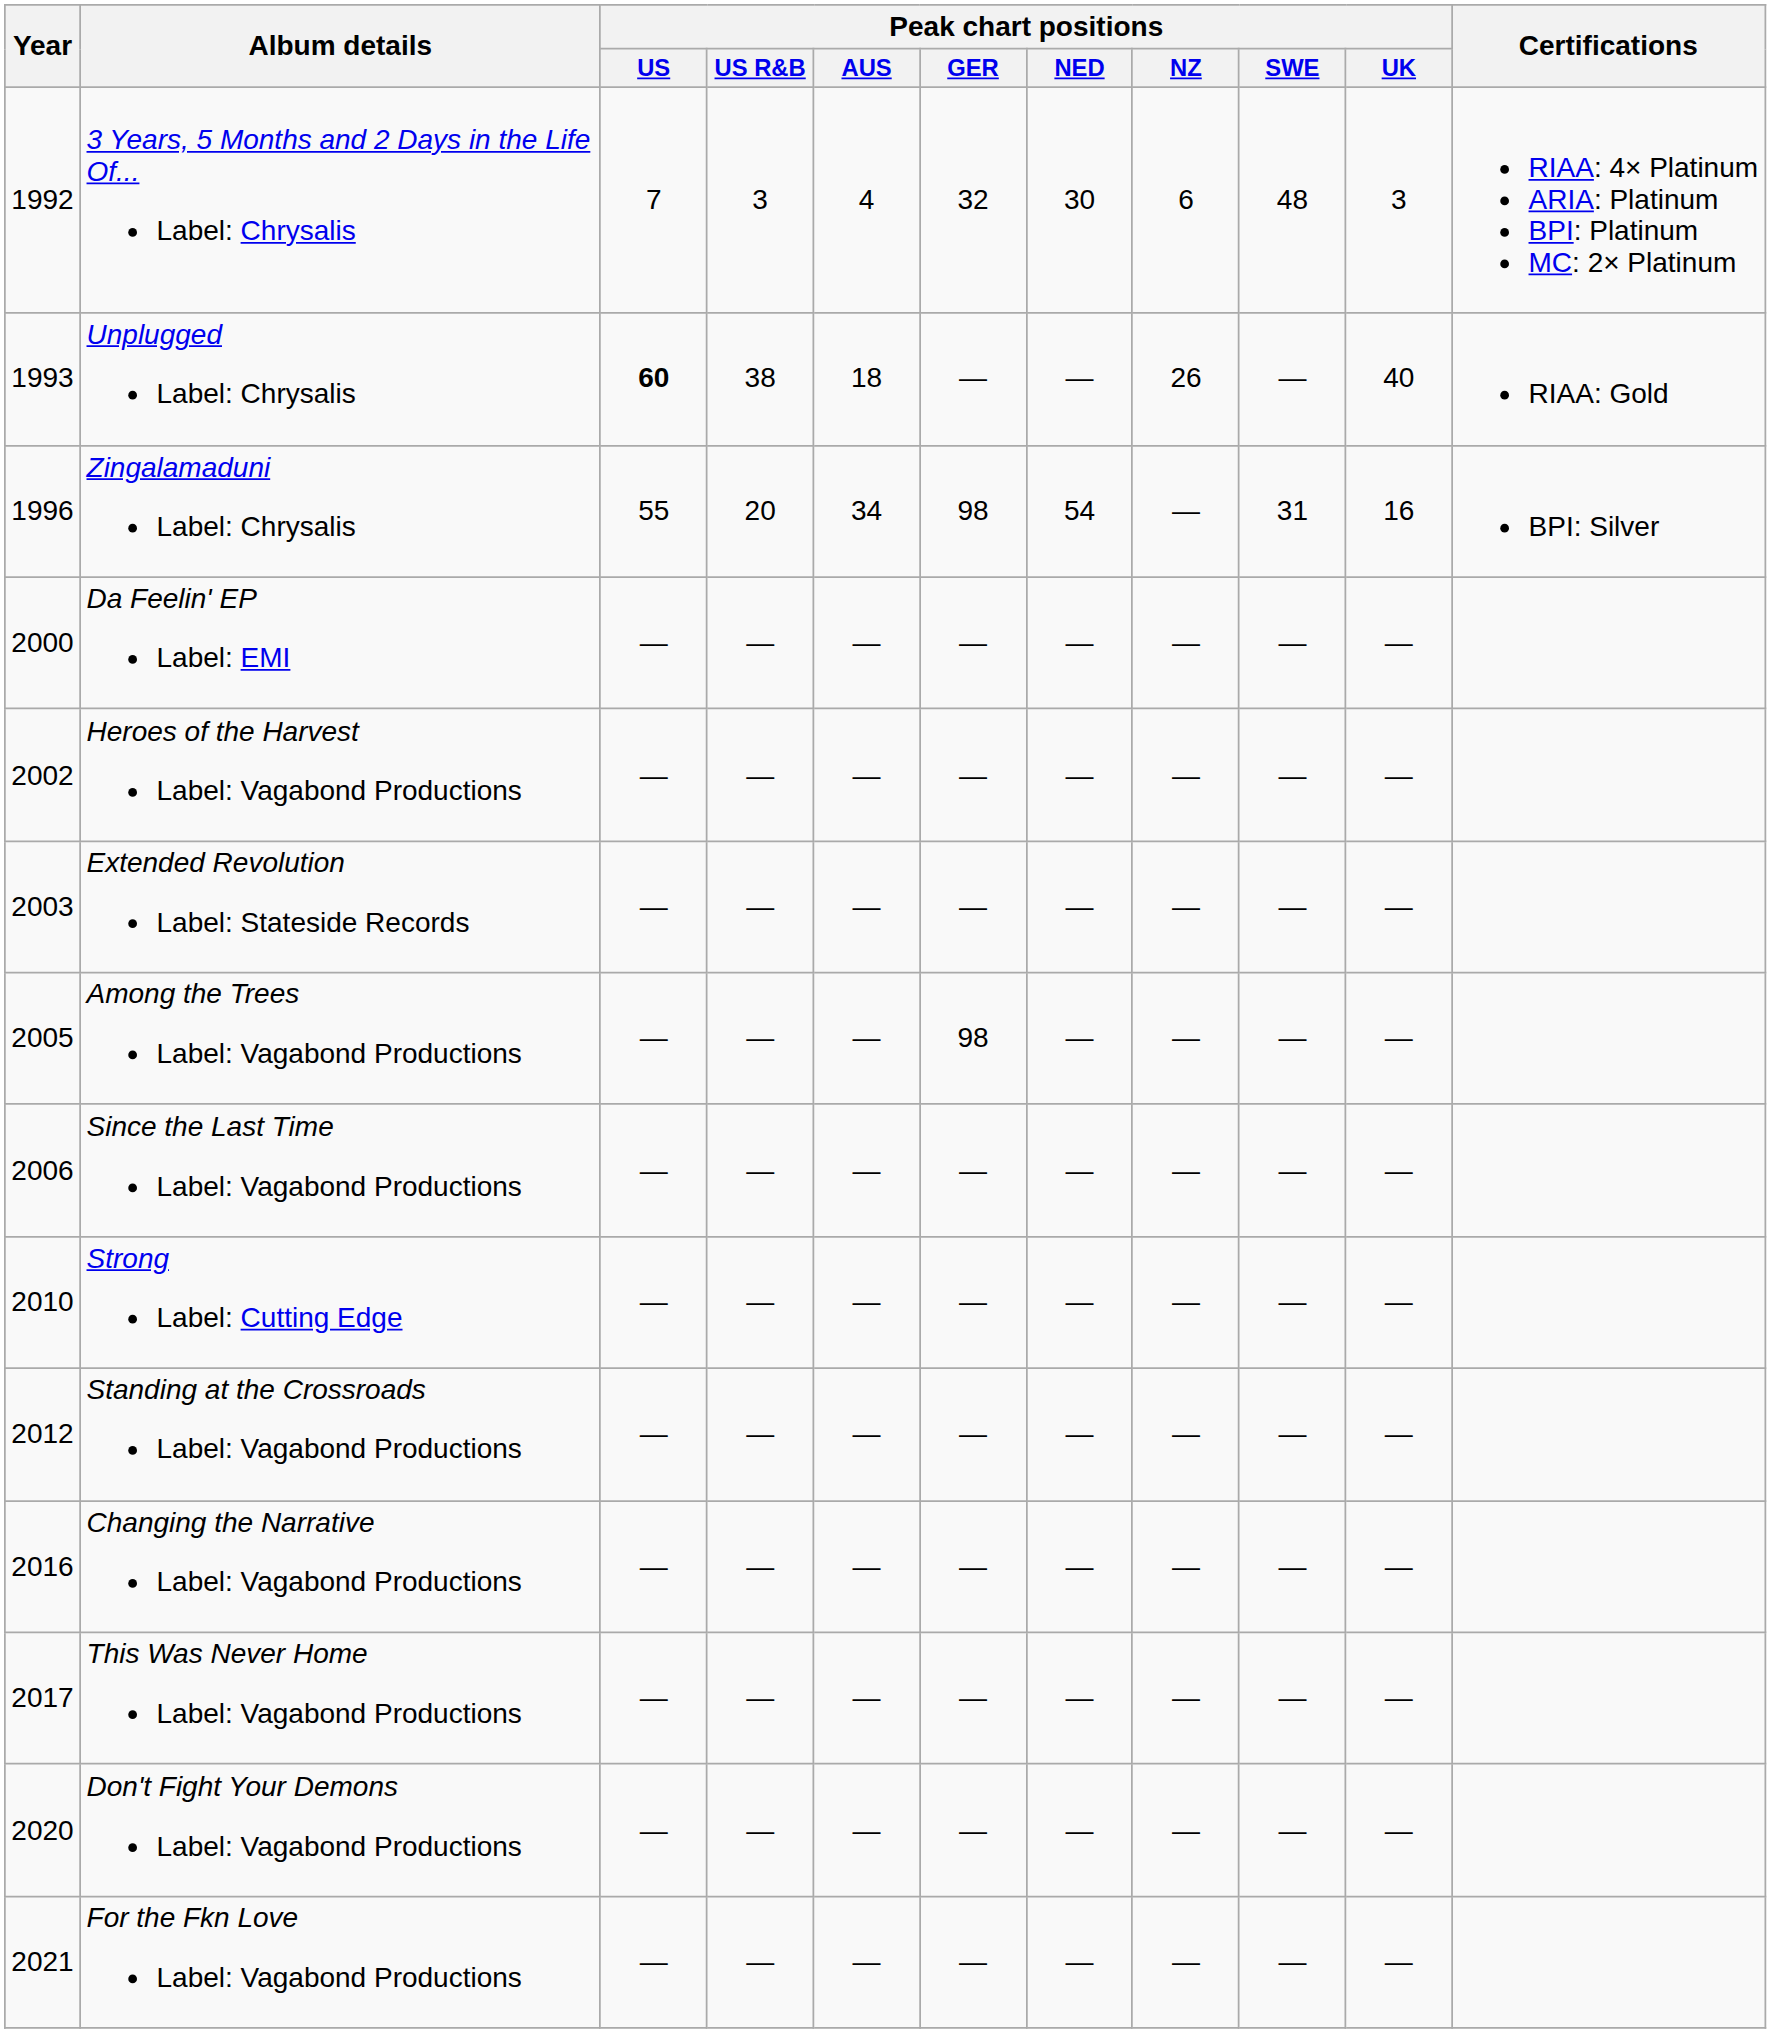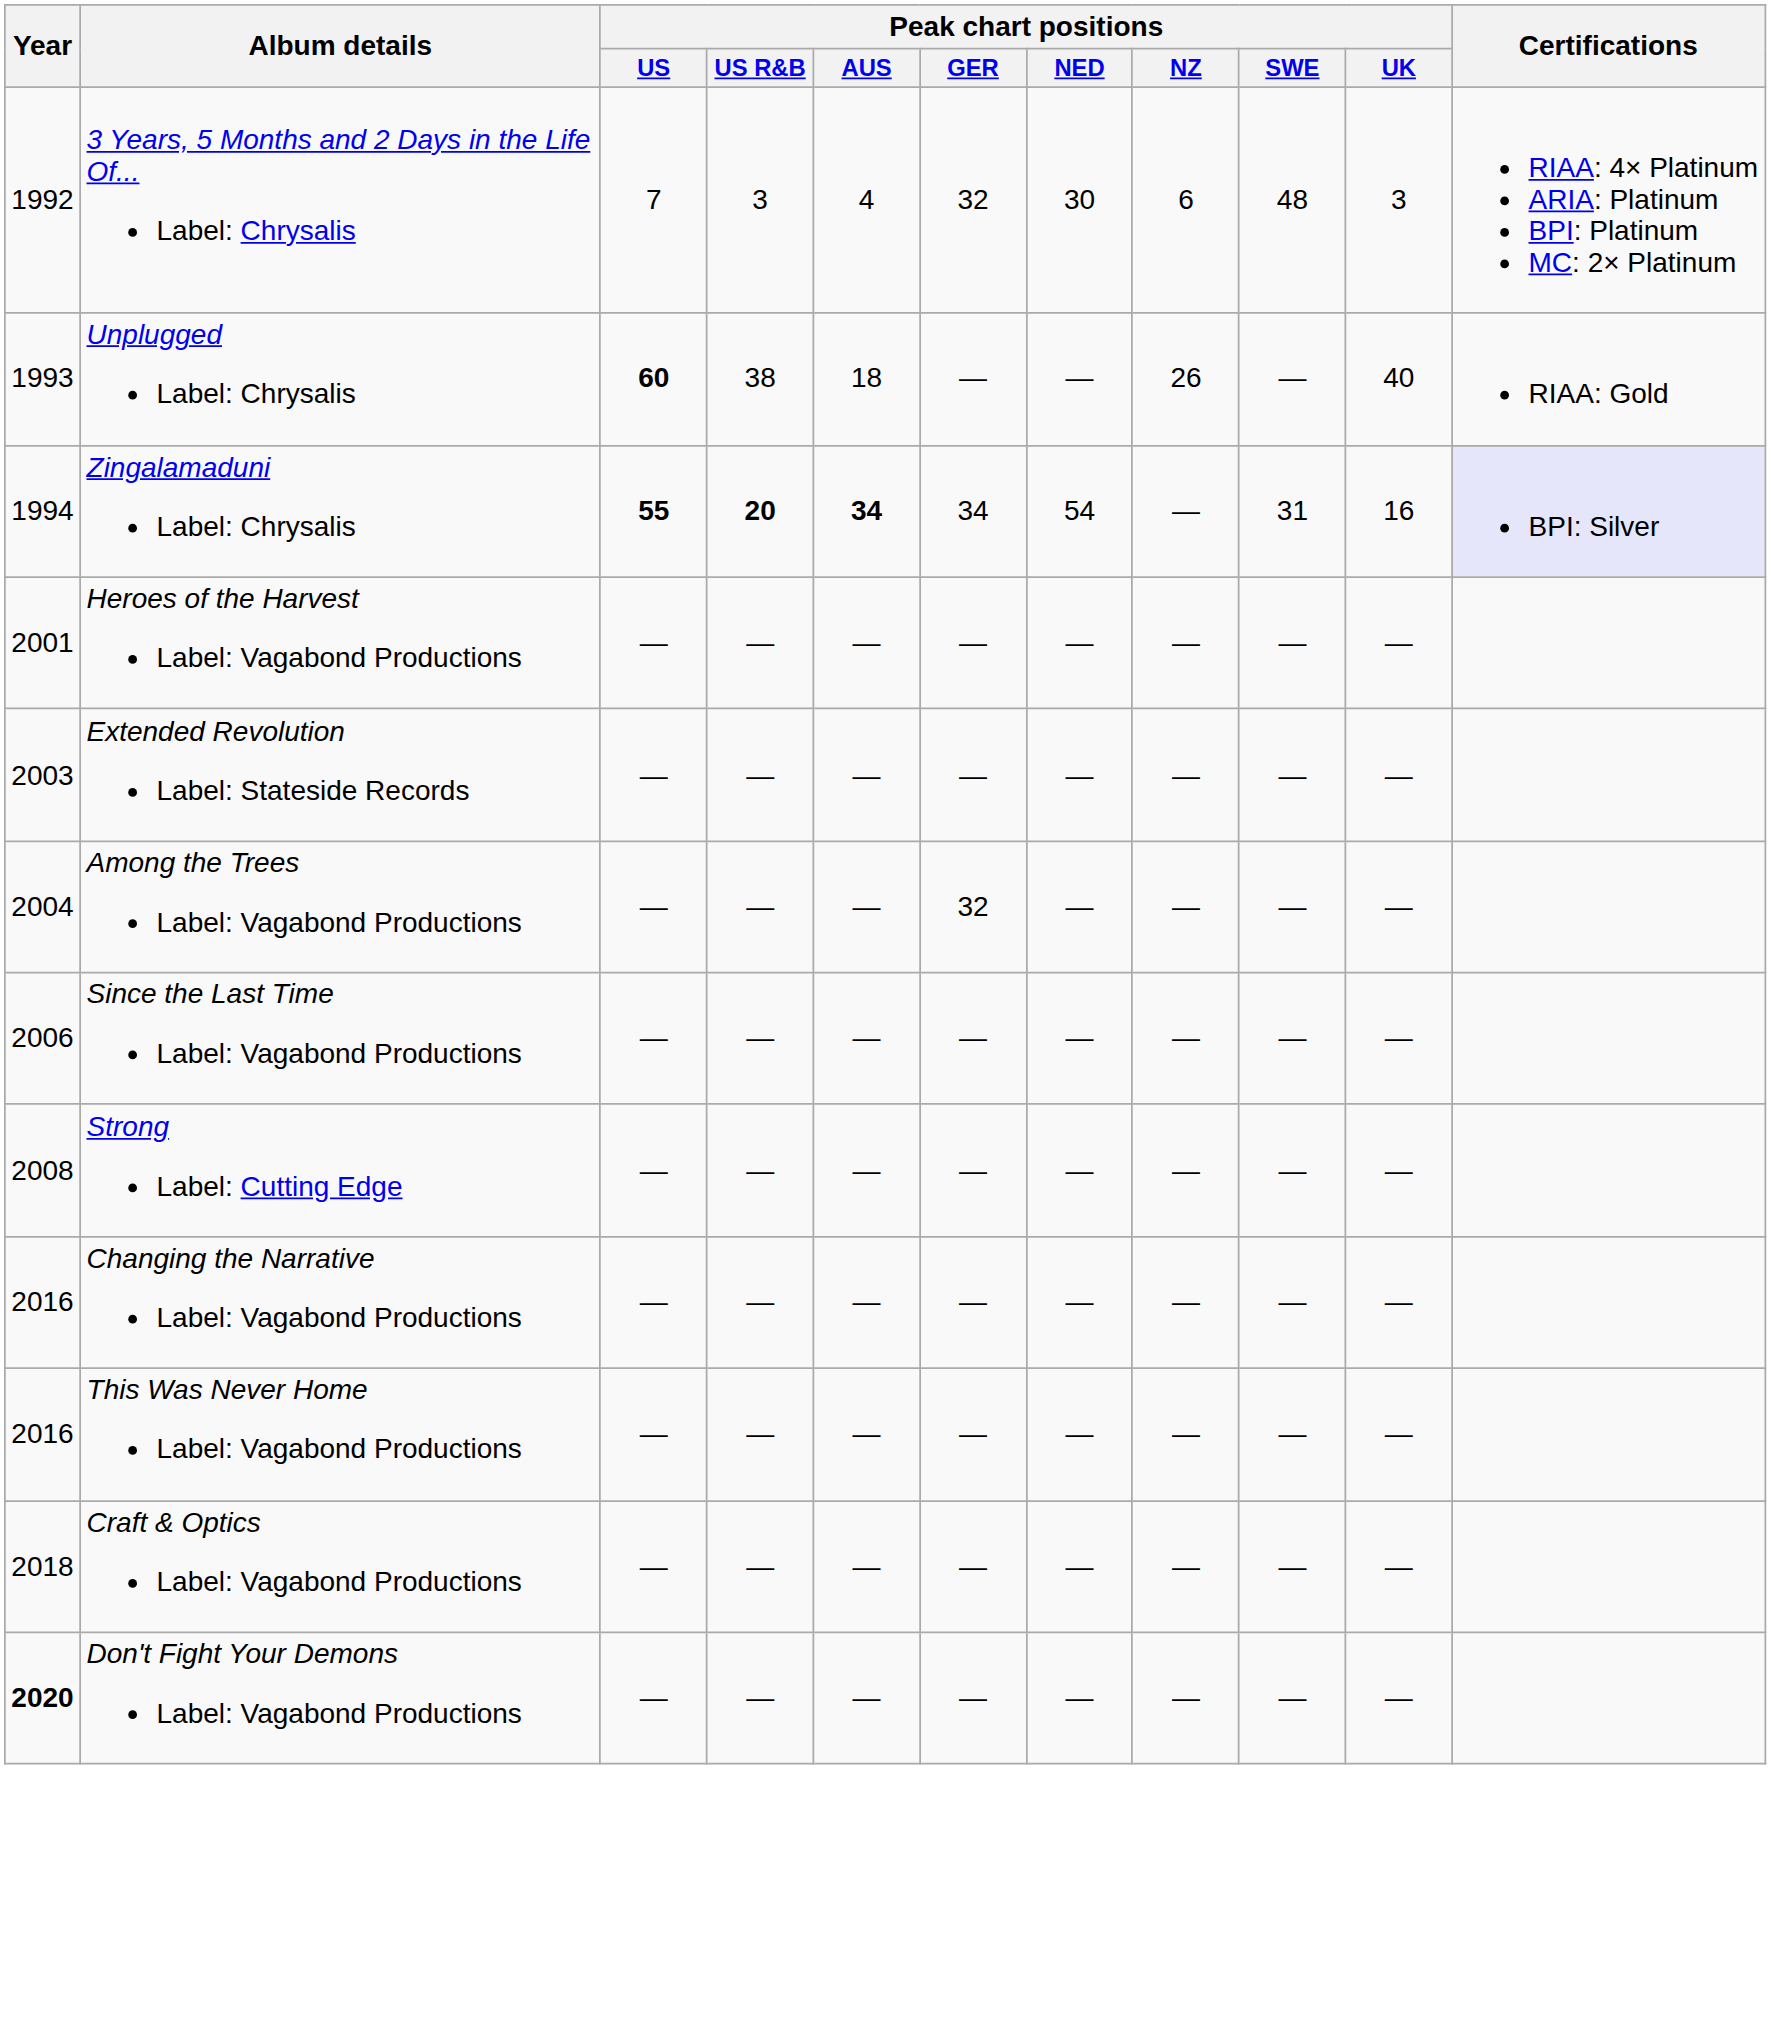(42, 510) 1996 -> (42, 510) 1994
(654, 510) normal -> (654, 510) bold
(760, 510) normal -> (760, 510) bold
(867, 510) normal -> (867, 510) bold
(973, 510) 98 -> (973, 510) 34
(1608, 527) no background -> (1608, 527) lavender background
- row: (340, 629)
(42, 774) 2002 -> (42, 642) 2001
(42, 1038) 2005 -> (42, 906) 2004
(973, 1038) 98 -> (973, 906) 32
(42, 1302) 2010 -> (42, 1170) 2008
- row: (340, 1420)
(42, 1697) 2017 -> (42, 1434) 2016
+ row: (340, 1552)
(42, 1829) normal -> (42, 1697) bold
- row: (340, 1948)
